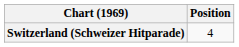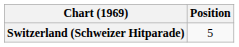(210, 32) 4 -> (210, 32) 5
